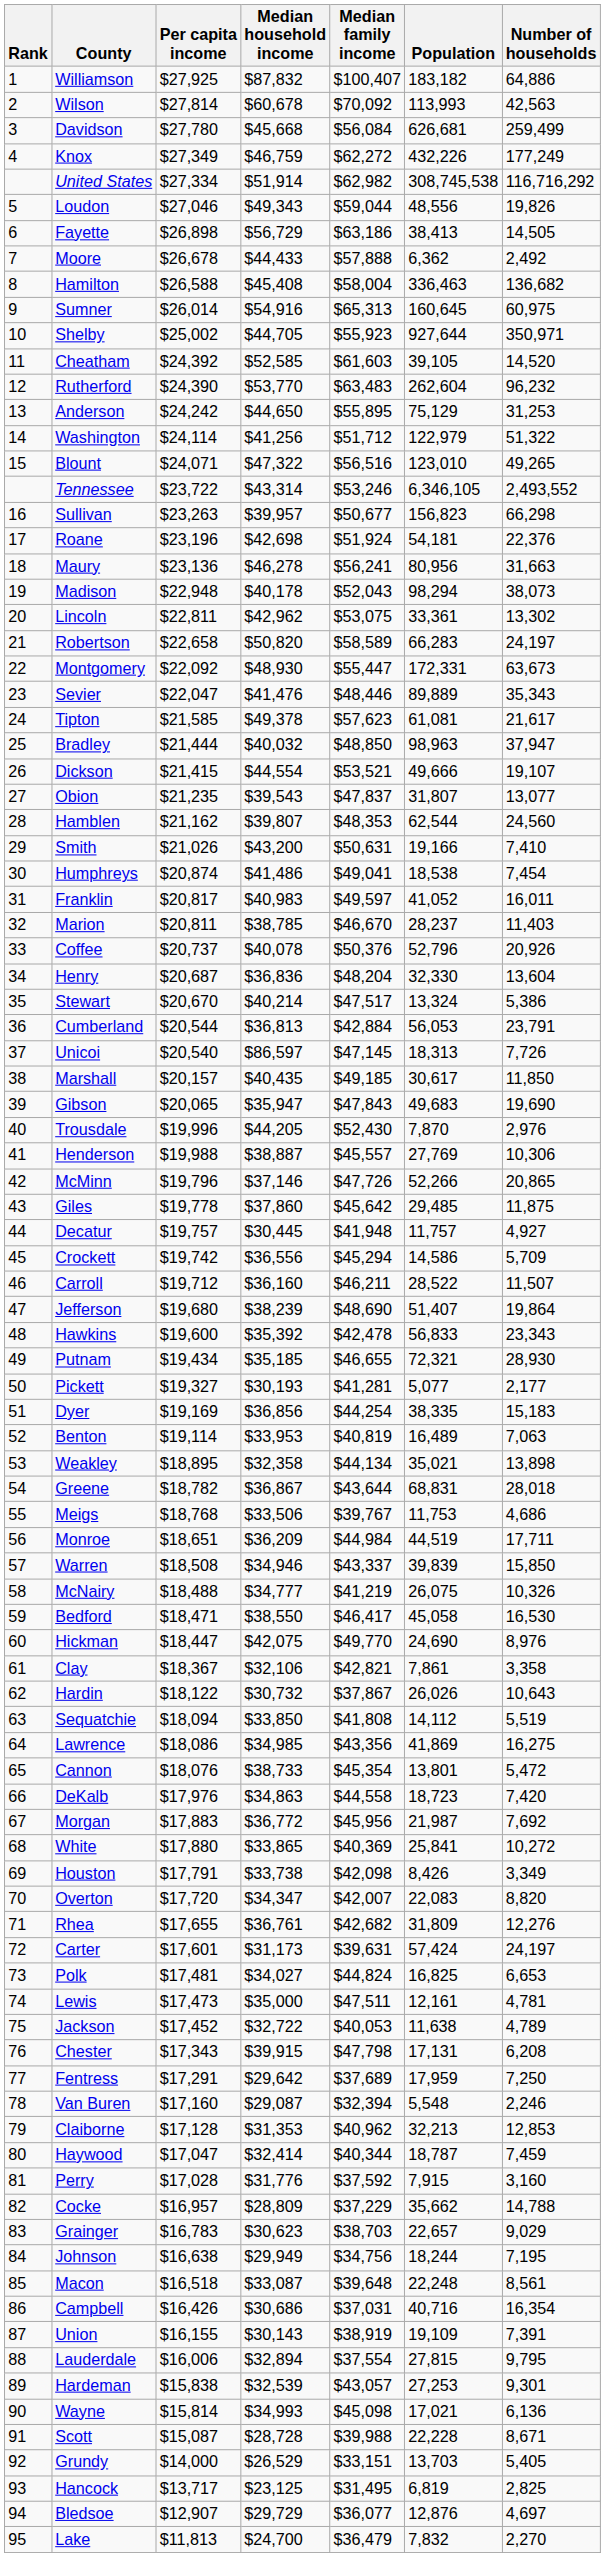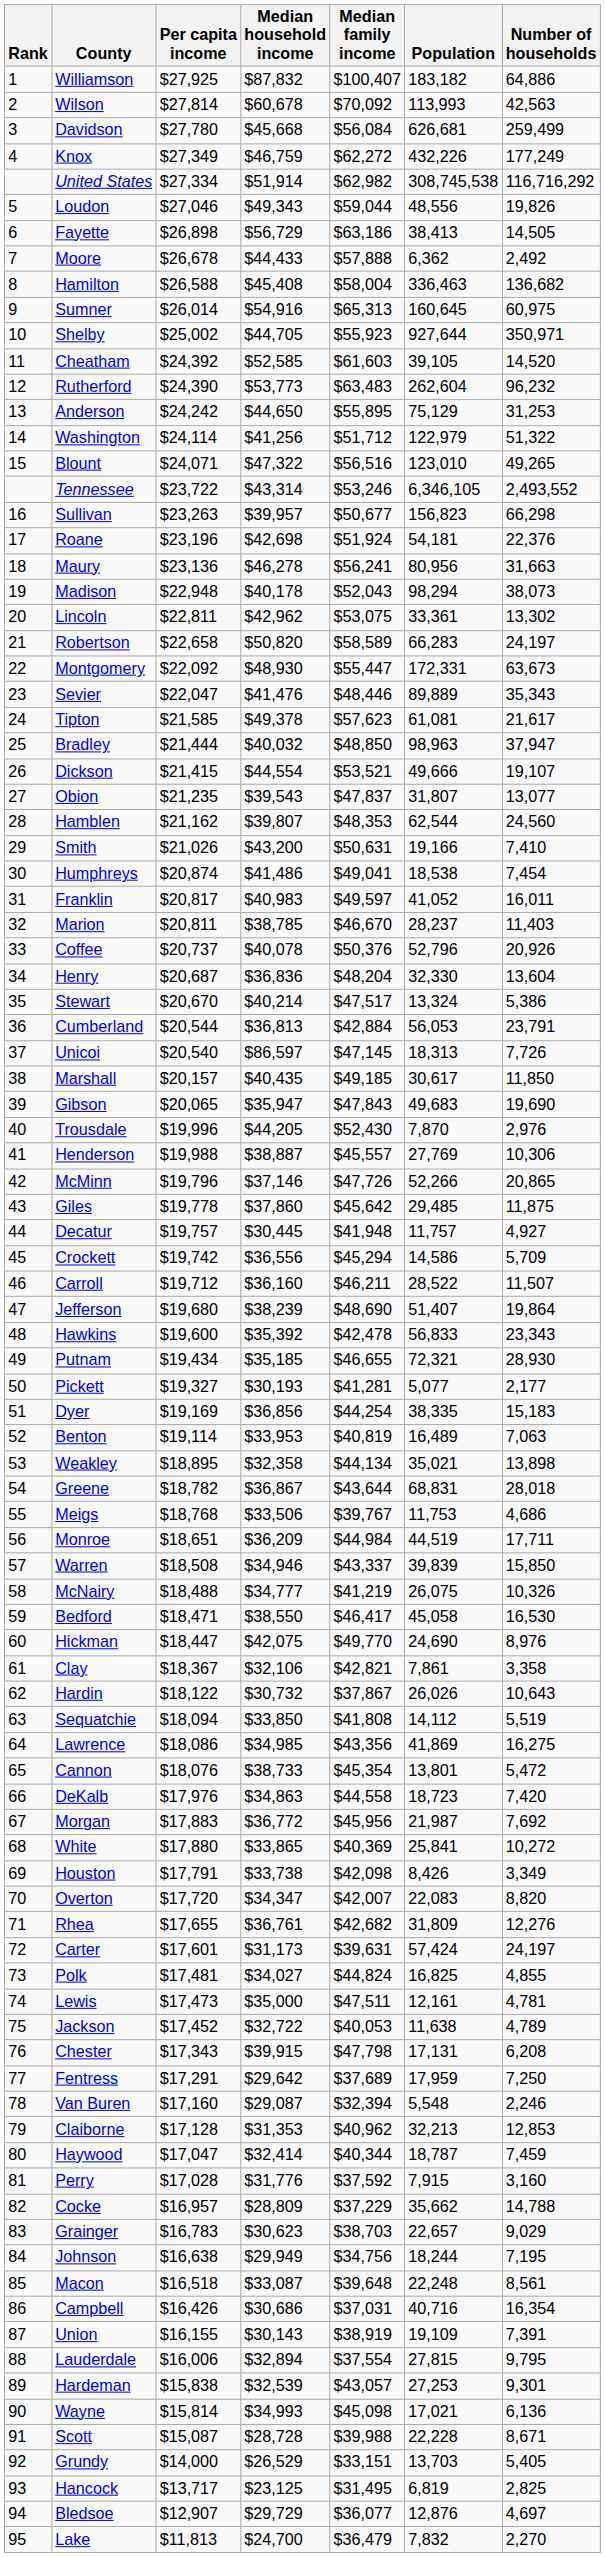(274, 386) $53,770 -> (274, 386) $53,773
(526, 1975) 6,653 -> (526, 1975) 4,855
